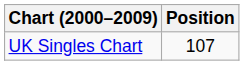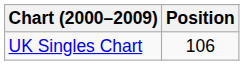(200, 45) 107 -> (200, 45) 106
